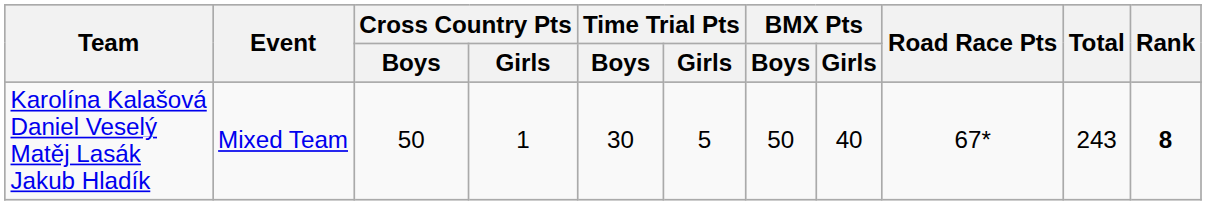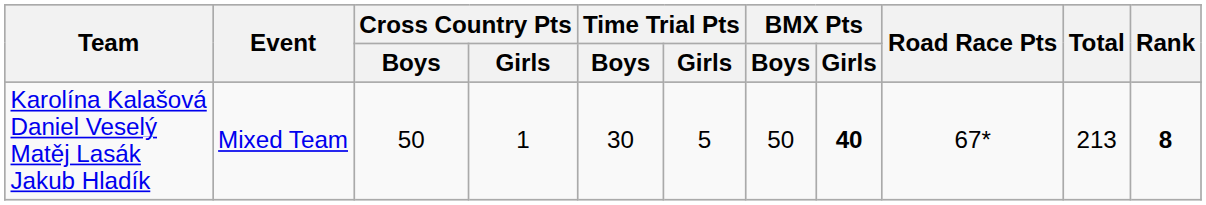(849, 141) normal -> (849, 141) bold
(1097, 141) 243 -> (1097, 141) 213
